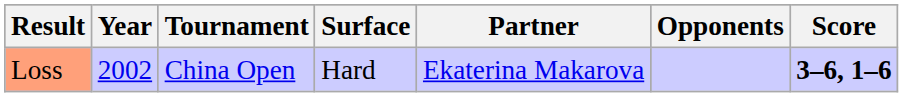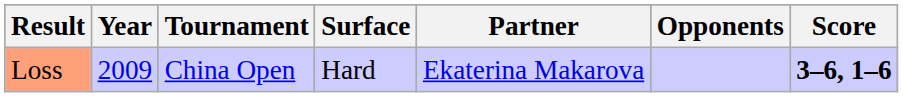(125, 69) 2002 -> (125, 69) 2009
